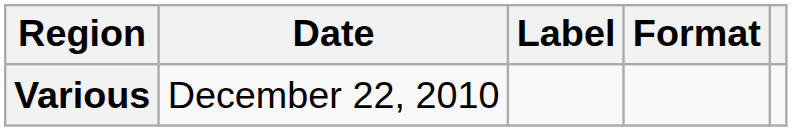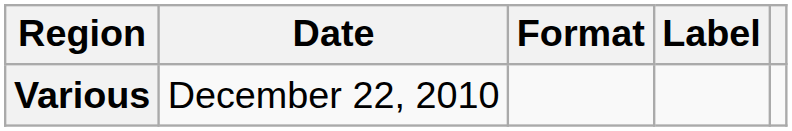columns swapped: (697, 34) <-> (566, 34)
